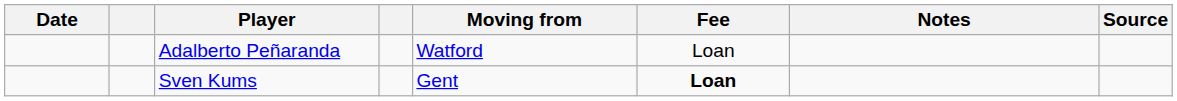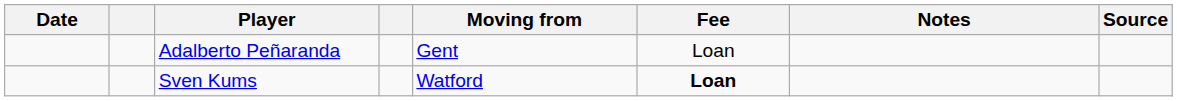(450, 50) Watford -> (437, 50) Gent
(437, 80) Gent -> (450, 80) Watford
